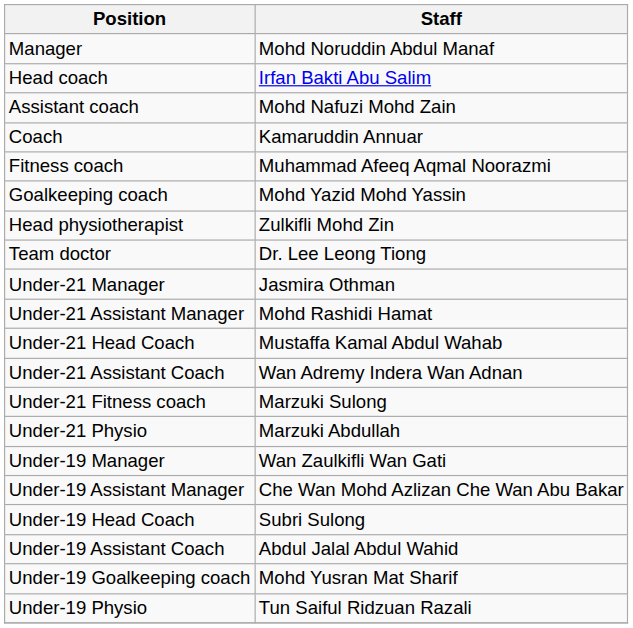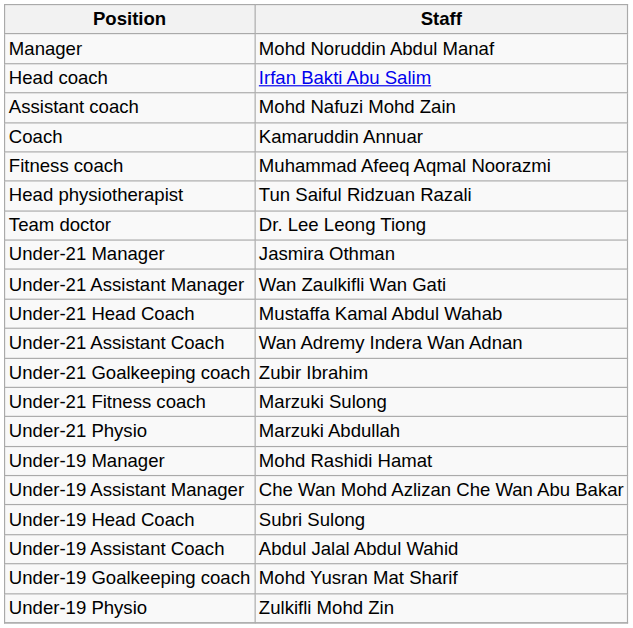- row: (88, 195)
(326, 225) Zulkifli Mohd Zin -> (365, 195) Tun Saiful Ridzuan Razali
(346, 313) Mohd Rashidi Hamat -> (353, 284) Wan Zaulkifli Wan Gati
+ row: (130, 372)
(353, 460) Wan Zaulkifli Wan Gati -> (346, 460) Mohd Rashidi Hamat
(365, 607) Tun Saiful Ridzuan Razali -> (326, 607) Zulkifli Mohd Zin
